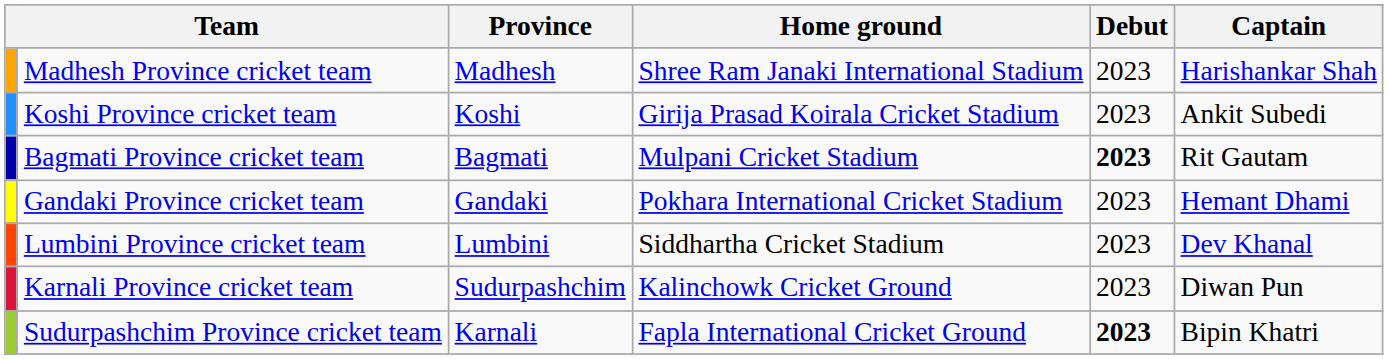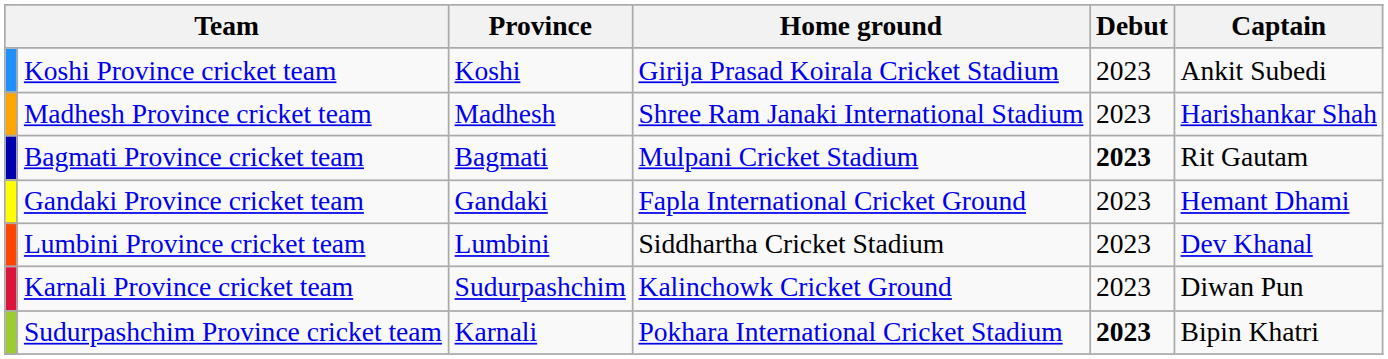rows swapped: (180, 113) <-> (198, 69)
(851, 200) Pokhara International Cricket Stadium -> (832, 200) Fapla International Cricket Ground
(832, 331) Fapla International Cricket Ground -> (851, 331) Pokhara International Cricket Stadium
